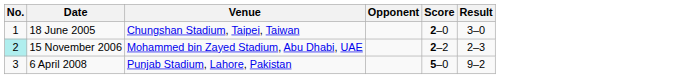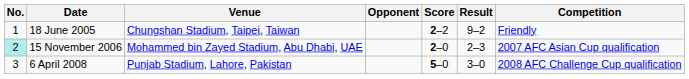+ column: (590, 13)
(439, 30) 2–0 -> (439, 30) 2–2
(476, 30) 3–0 -> (476, 30) 9–2
(439, 47) 2–2 -> (439, 47) 2–0
(476, 64) 9–2 -> (476, 64) 3–0
